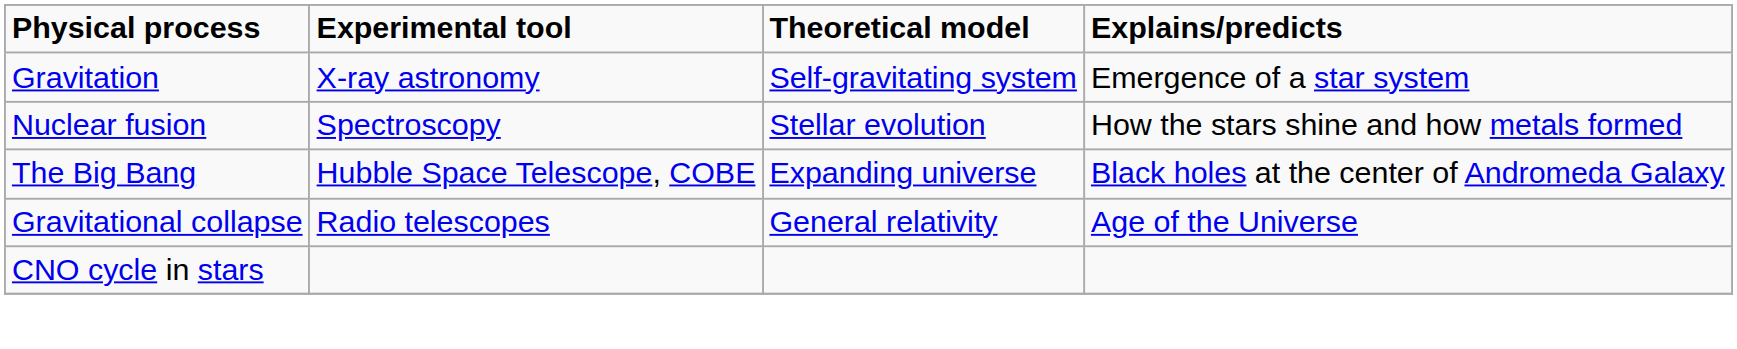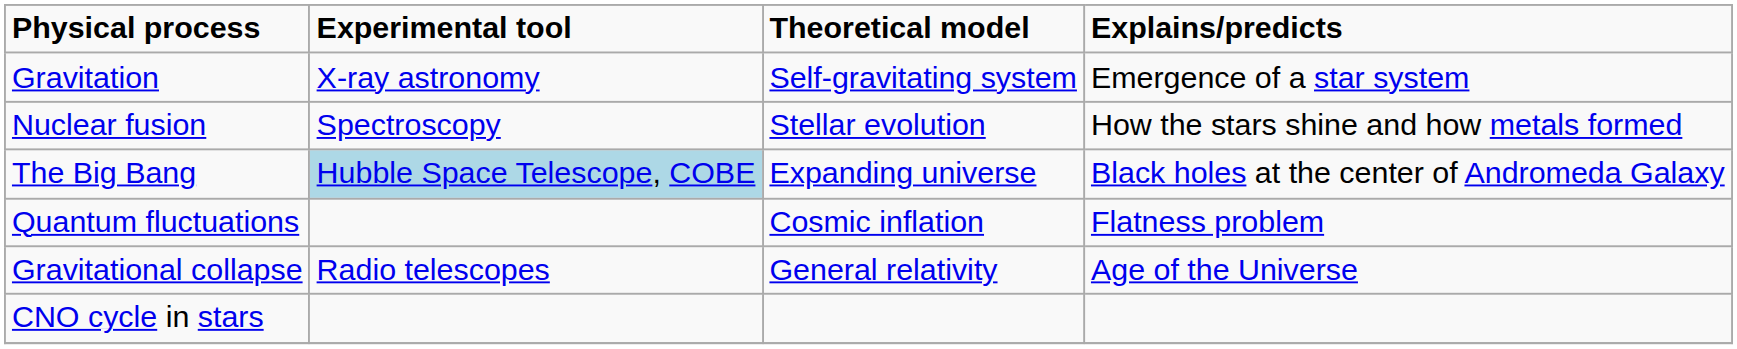(536, 173) no background -> (536, 173) lightblue background
+ row: (156, 221)
